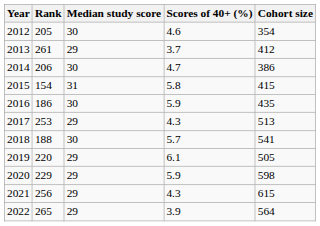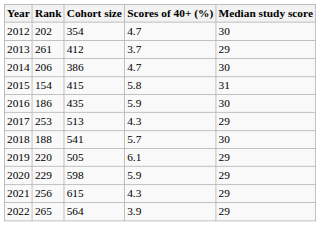columns swapped: (114, 13) <-> (285, 13)
(43, 31) 205 -> (43, 31) 202
(173, 31) 4.6 -> (134, 31) 4.7
